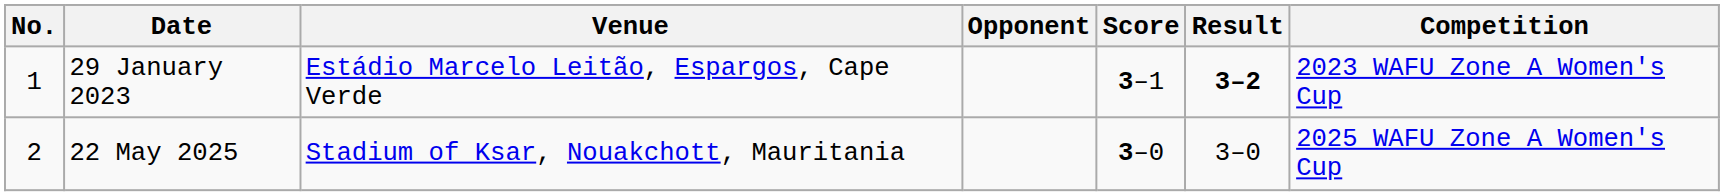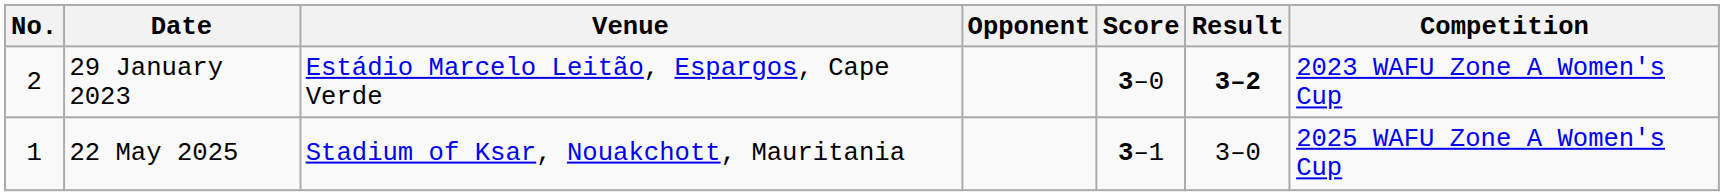(34, 82) 1 -> (34, 82) 2
(1141, 82) 3–1 -> (1141, 82) 3–0
(34, 154) 2 -> (34, 154) 1
(1141, 154) 3–0 -> (1141, 154) 3–1
